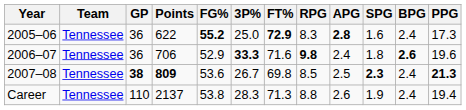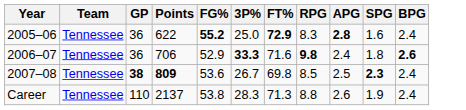- column: (445, 14)
